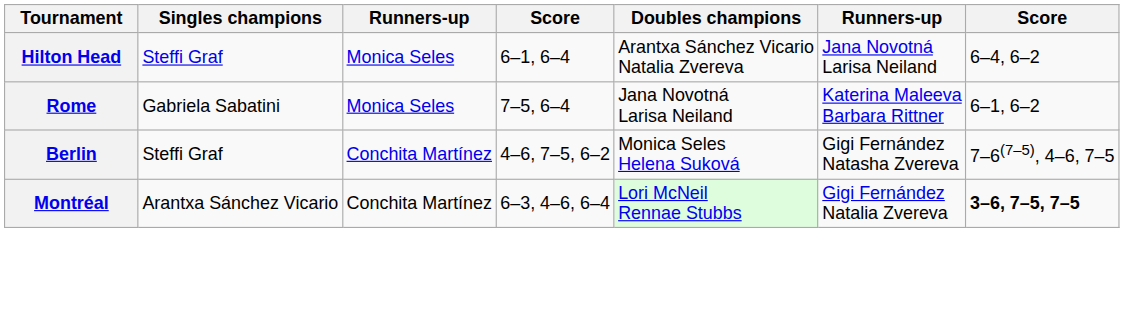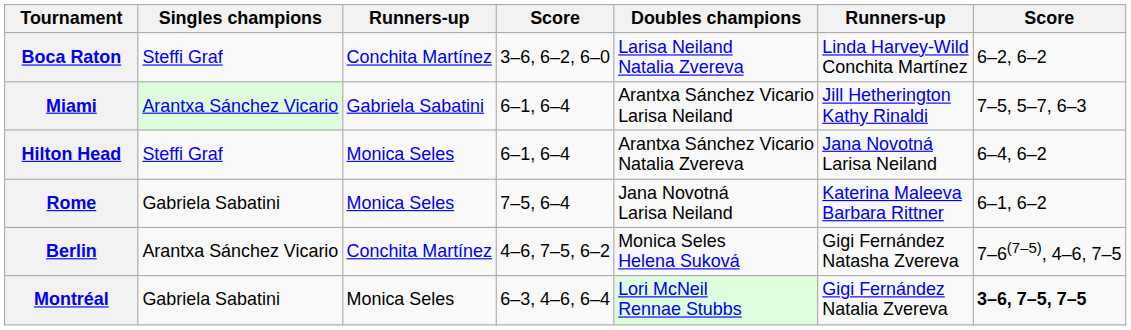+ row: (71, 57)
+ row: (71, 105)
(183, 154) Steffi Graf -> (240, 251) Arantxa Sánchez Vicario
(240, 202) Arantxa Sánchez Vicario -> (211, 300) Gabriela Sabatini
(419, 202) Conchita Martínez -> (400, 300) Monica Seles
